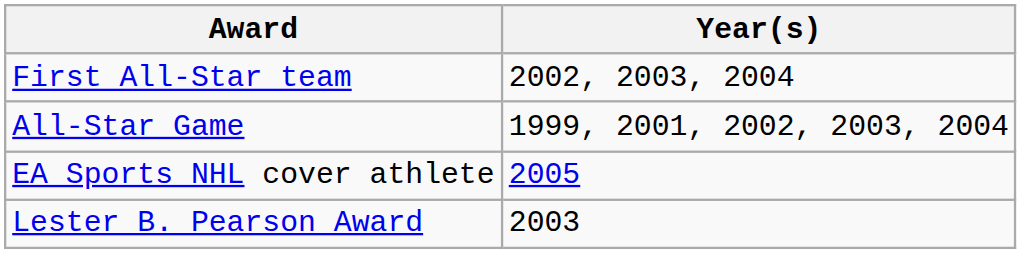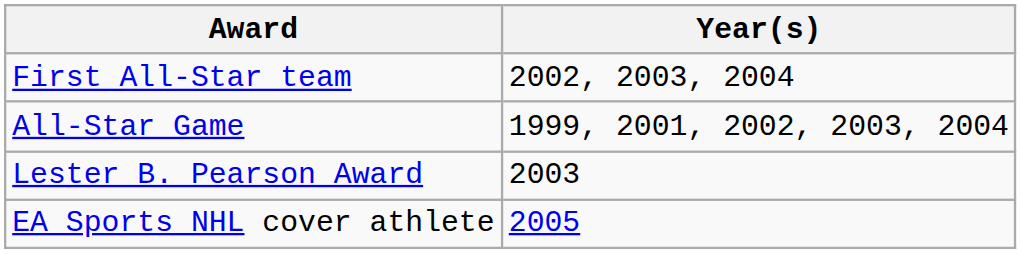rows swapped: (218, 223) <-> (253, 175)
